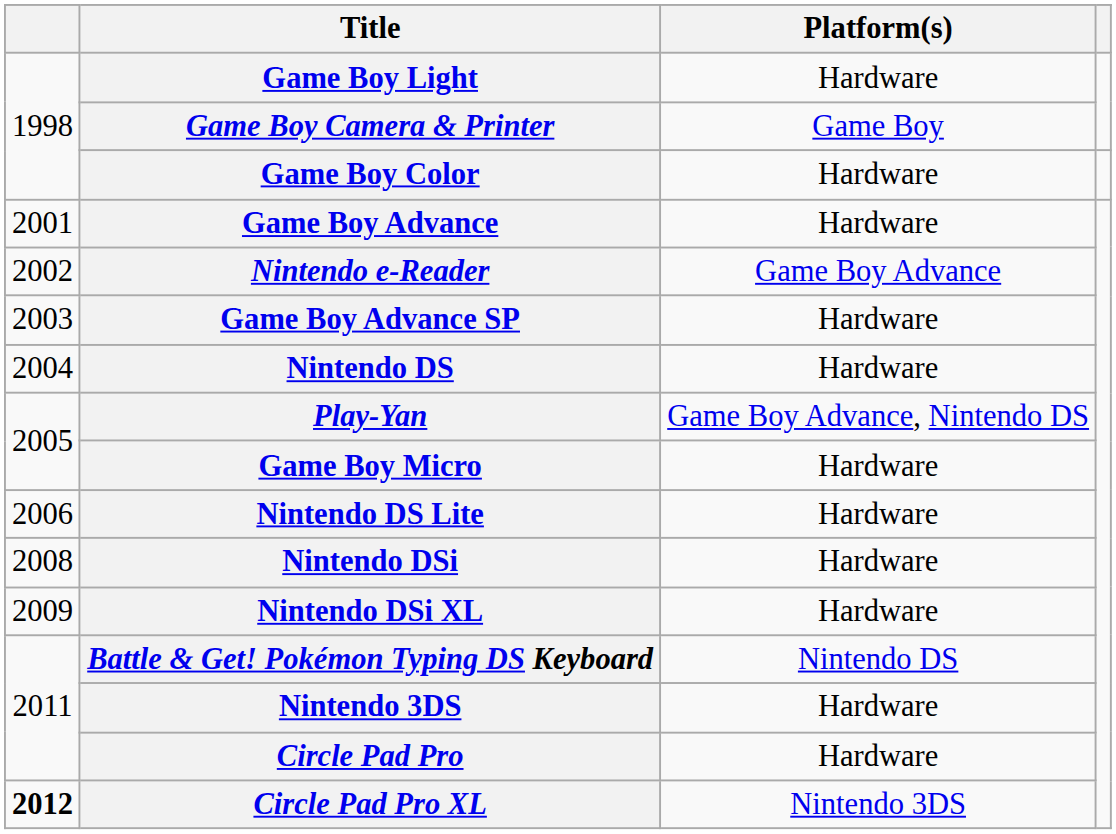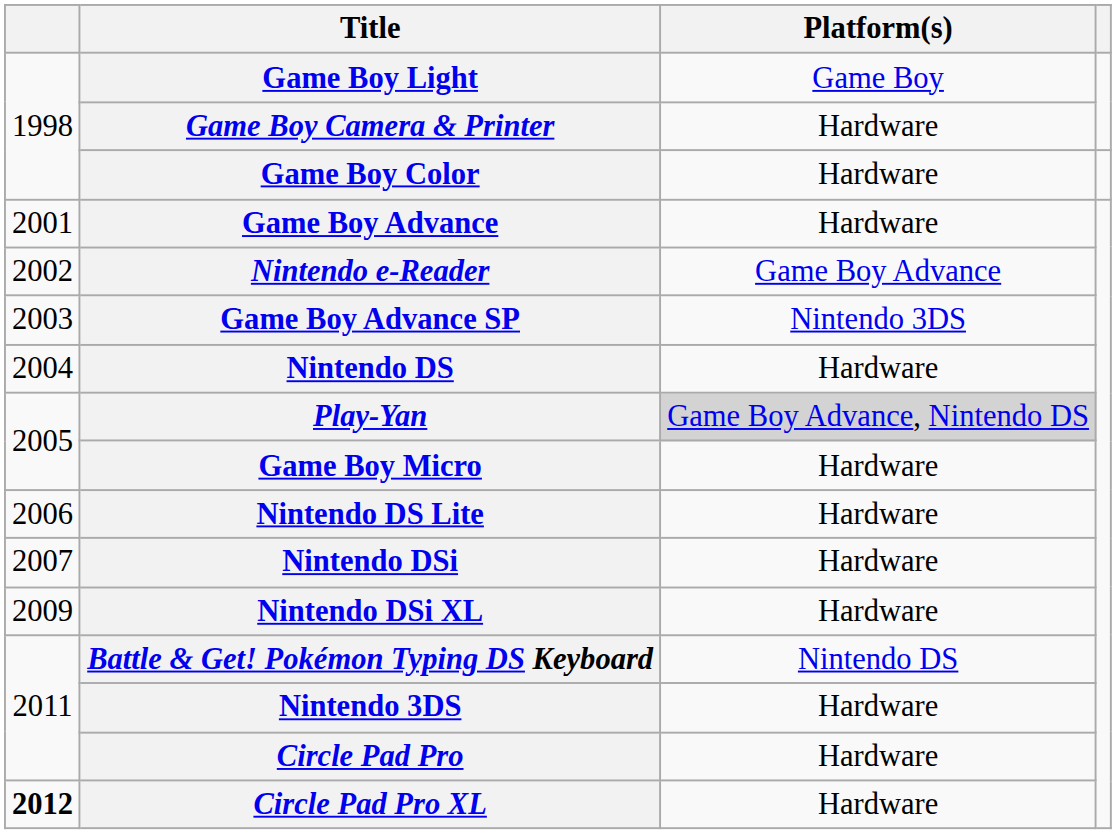(878, 77) Hardware -> (878, 77) Game Boy
(878, 125) Game Boy -> (878, 125) Hardware
(878, 319) Hardware -> (878, 319) Nintendo 3DS
(878, 416) no background -> (878, 416) lightgrey background
(43, 561) 2008 -> (43, 561) 2007
(878, 804) Nintendo 3DS -> (878, 804) Hardware
